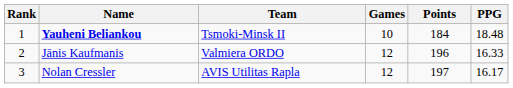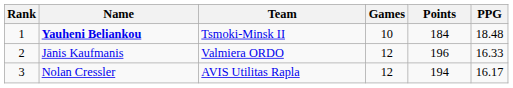(440, 72) 197 -> (440, 72) 194
